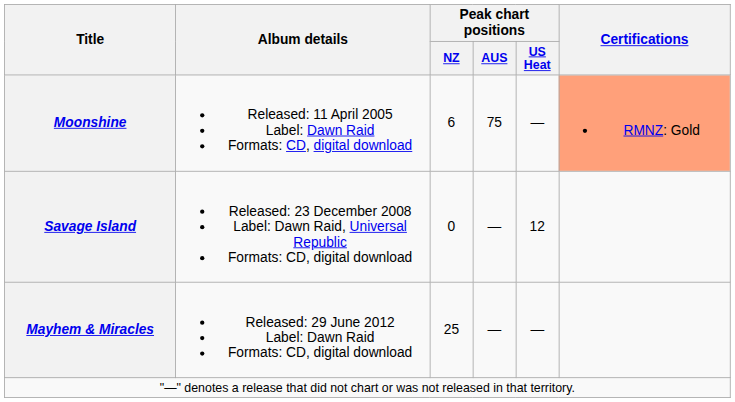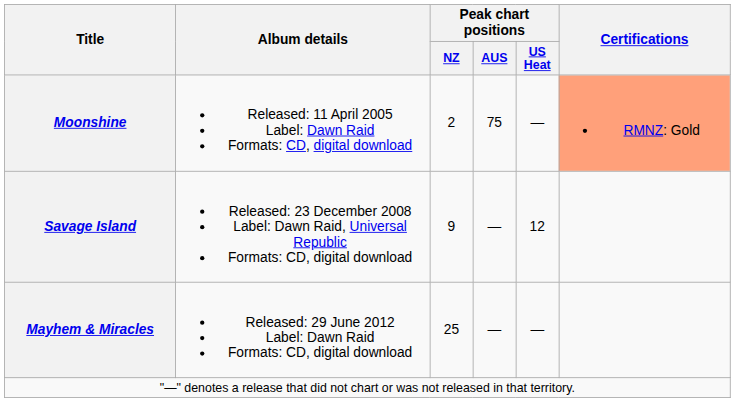(451, 123) 6 -> (451, 123) 2
(451, 226) 0 -> (451, 226) 9
